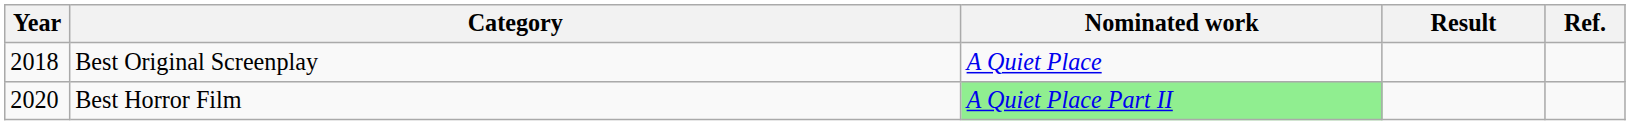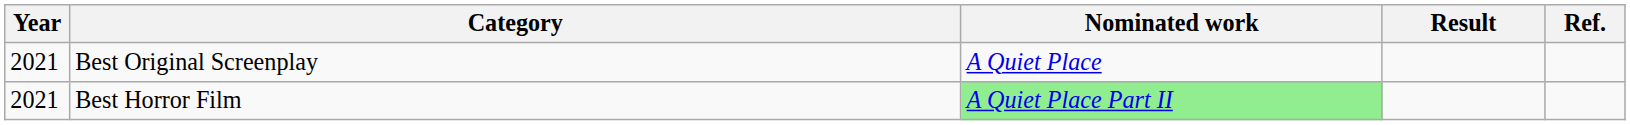(34, 61) 2018 -> (34, 61) 2021
(34, 100) 2020 -> (34, 100) 2021
